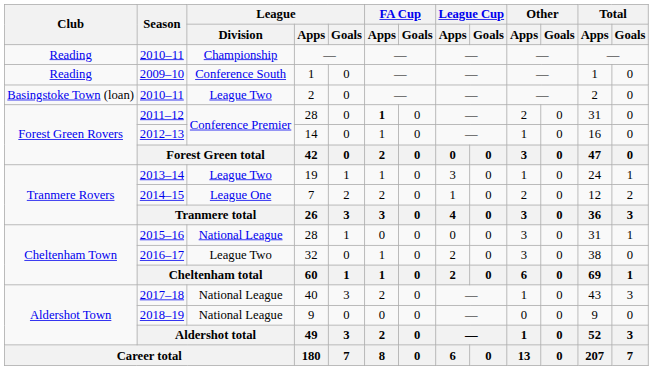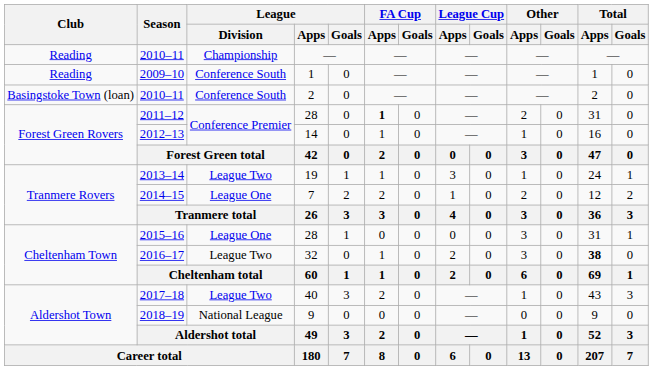(241, 94) League Two -> (241, 94) Conference South
(241, 235) National League -> (241, 235) League One
(595, 255) normal -> (595, 255) bold
(241, 295) National League -> (241, 295) League Two
